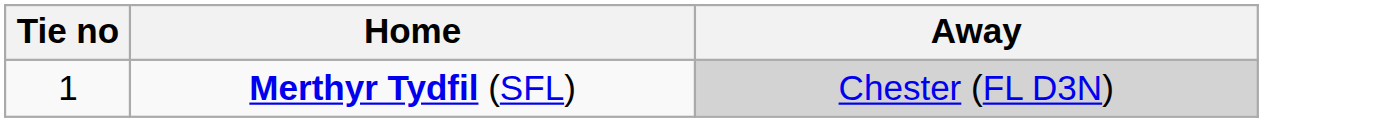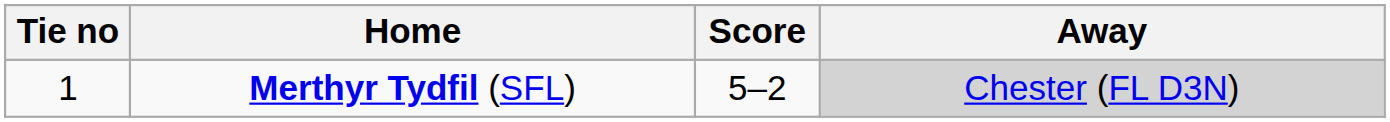+ column: (757, 32)
